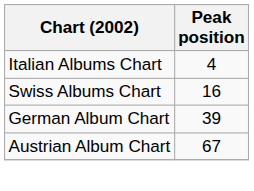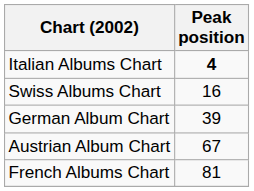(211, 64) normal -> (211, 64) bold
+ row: (89, 173)
